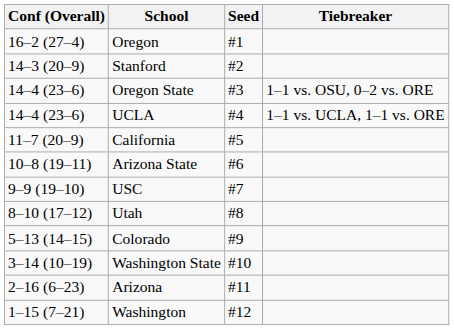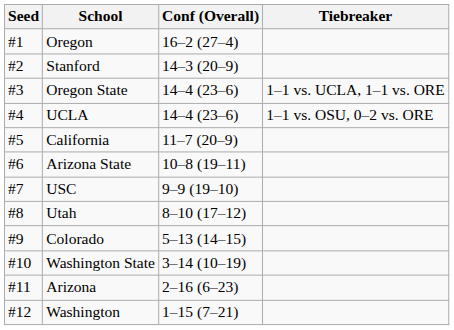columns swapped: (244, 16) <-> (57, 16)
(350, 90) 1–1 vs. OSU, 0–2 vs. ORE -> (355, 90) 1–1 vs. UCLA, 1–1 vs. ORE
(355, 115) 1–1 vs. UCLA, 1–1 vs. ORE -> (350, 115) 1–1 vs. OSU, 0–2 vs. ORE
